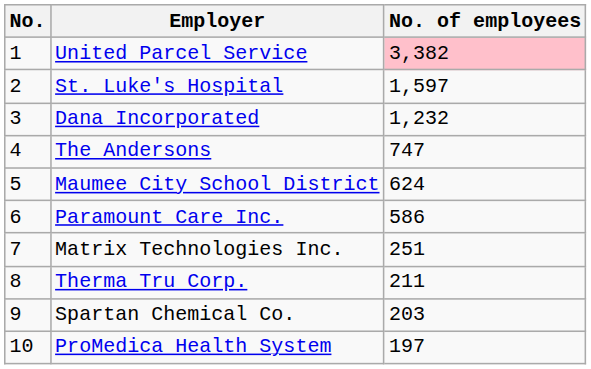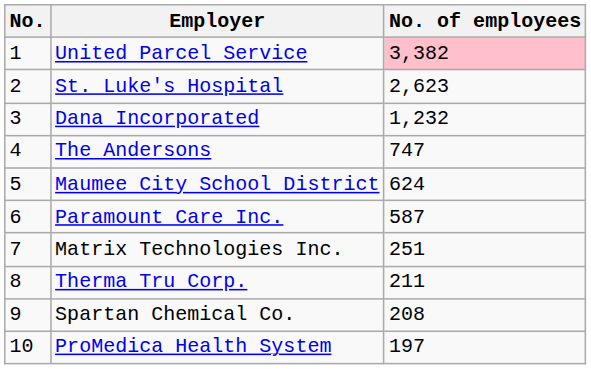(419, 86) 1,597 -> (419, 86) 2,623
(407, 217) 586 -> (407, 217) 587
(407, 315) 203 -> (407, 315) 208
